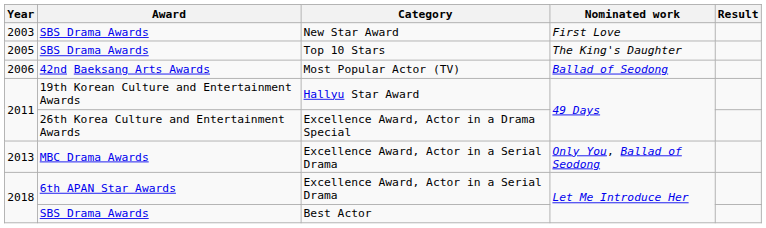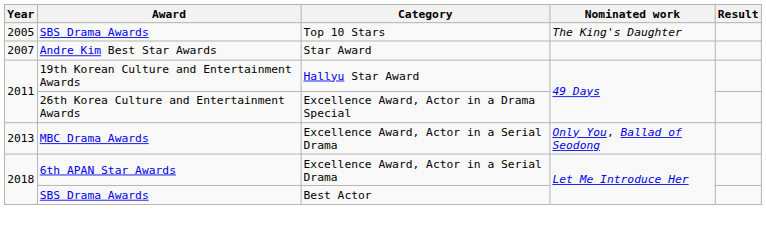- row: (21, 32)
- row: (21, 69)
+ row: (21, 51)
